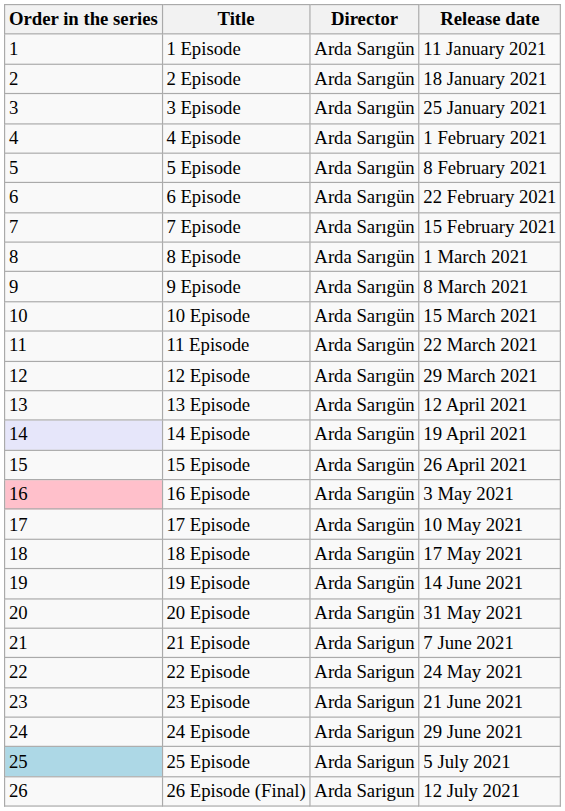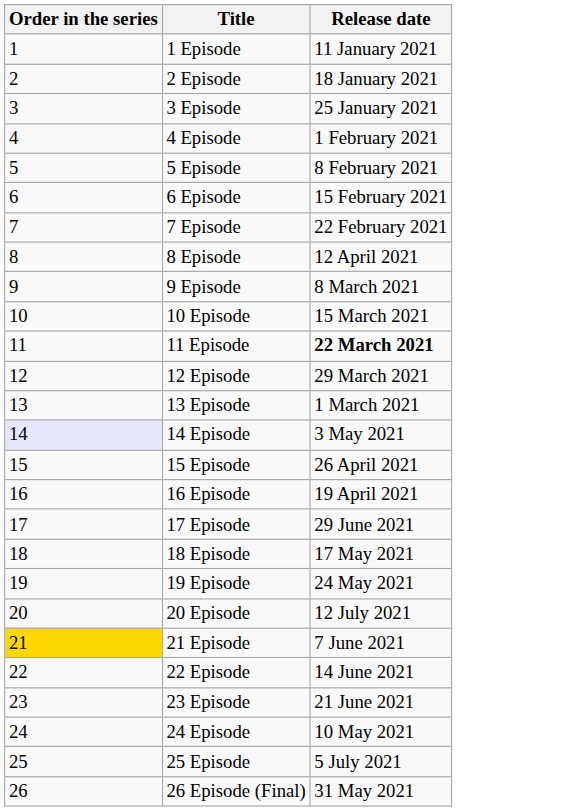- column: (365, 19)
(490, 197) 22 February 2021 -> (381, 197) 15 February 2021
(490, 227) 15 February 2021 -> (381, 227) 22 February 2021
(476, 256) 1 March 2021 -> (366, 256) 12 April 2021
(481, 345) normal -> (374, 345) bold
(475, 405) 12 April 2021 -> (367, 405) 1 March 2021
(475, 434) 19 April 2021 -> (360, 434) 3 May 2021
(18, 494) pink background -> (18, 494) no background
(469, 494) 3 May 2021 -> (366, 494) 19 April 2021
(473, 524) 10 May 2021 -> (364, 524) 29 June 2021
(473, 583) 14 June 2021 -> (364, 583) 24 May 2021
(473, 613) 31 May 2021 -> (363, 613) 12 July 2021
(18, 642) no background -> (18, 642) gold background
(473, 672) 24 May 2021 -> (364, 672) 14 June 2021
(473, 731) 29 June 2021 -> (364, 731) 10 May 2021
(18, 761) lightblue background -> (18, 761) no background
(472, 791) 12 July 2021 -> (364, 791) 31 May 2021
